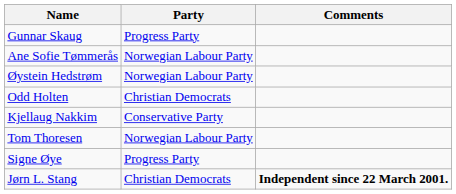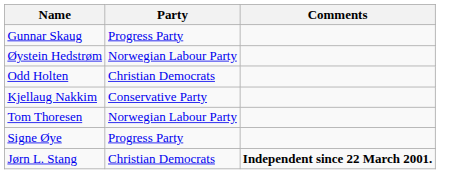- row: (63, 55)
